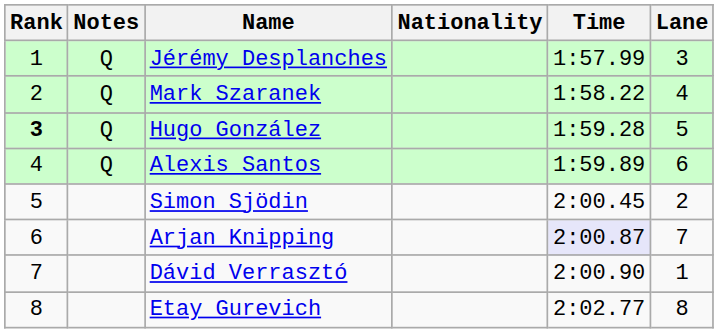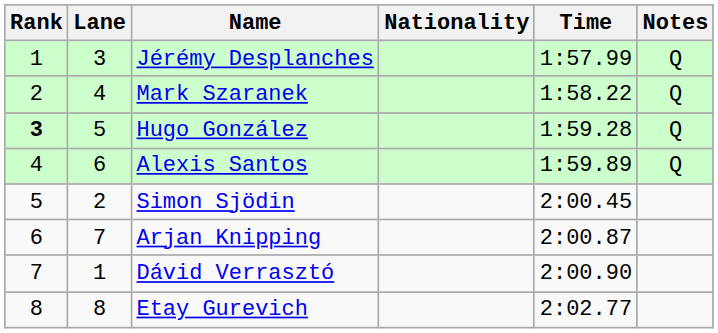columns swapped: (682, 23) <-> (106, 23)
(599, 238) lavender background -> (586, 238) no background
